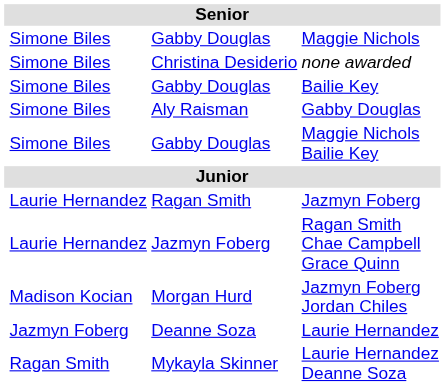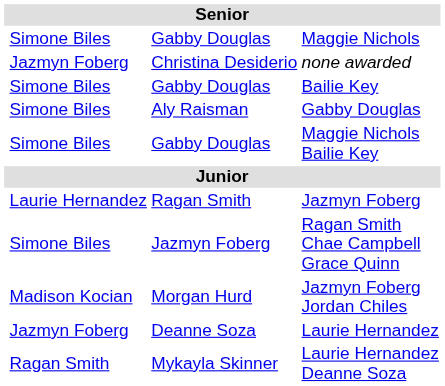(60, 62) Simone Biles -> (69, 62) Jazmyn Foberg
(78, 243) Laurie Hernandez -> (60, 243) Simone Biles
